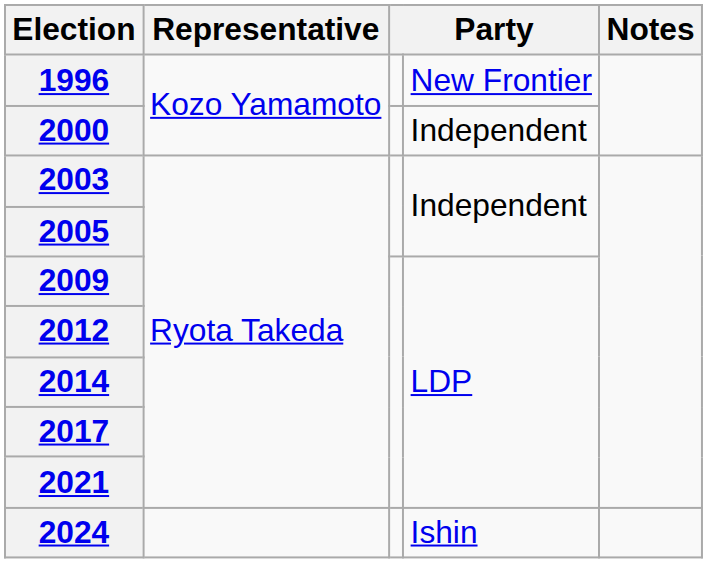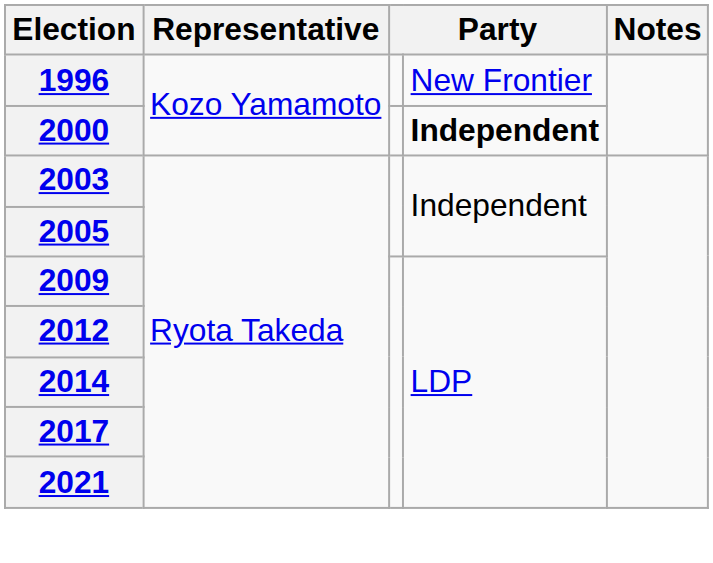(499, 130) normal -> (505, 130) bold
- row: (74, 532)
